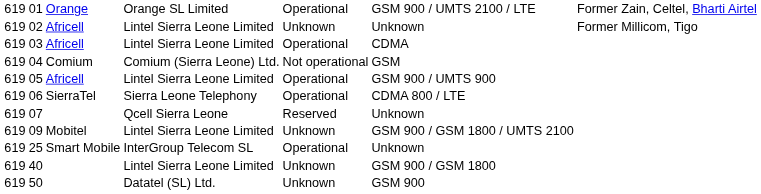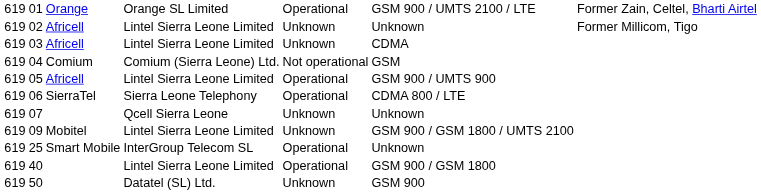(315, 44) Operational -> (309, 44) Unknown
(310, 113) Reserved -> (309, 113) Unknown
(309, 166) Unknown -> (315, 166) Operational
